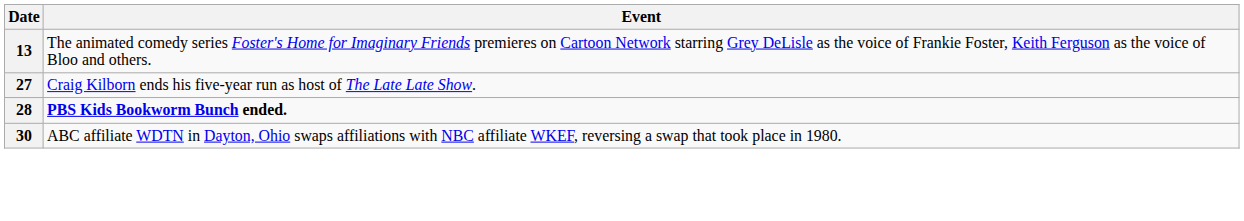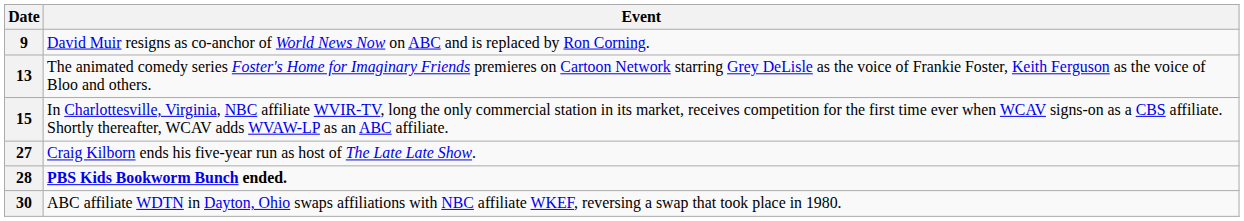+ row: (24, 42)
+ row: (24, 119)
